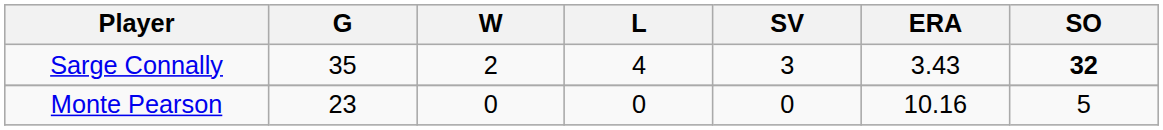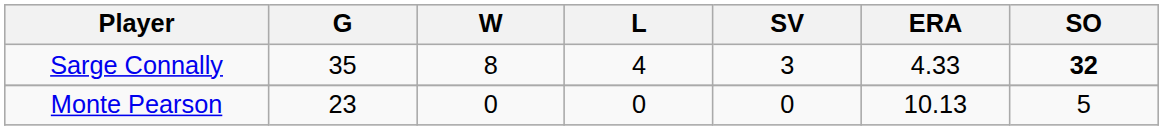(491, 64) 2 -> (491, 64) 8
(935, 64) 3.43 -> (935, 64) 4.33
(935, 104) 10.16 -> (935, 104) 10.13
